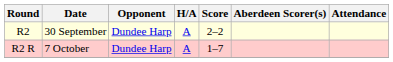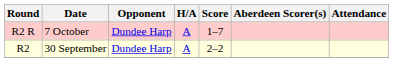rows swapped: (23, 31) <-> (23, 48)
